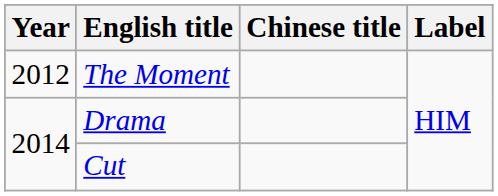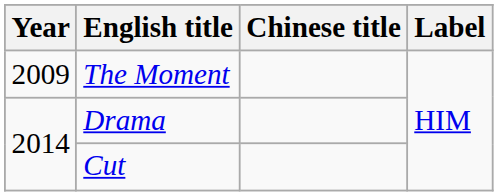(41, 73) 2012 -> (41, 73) 2009
